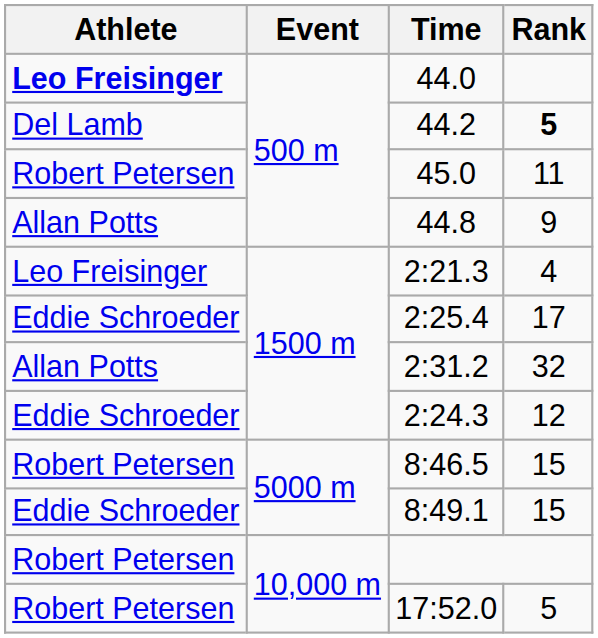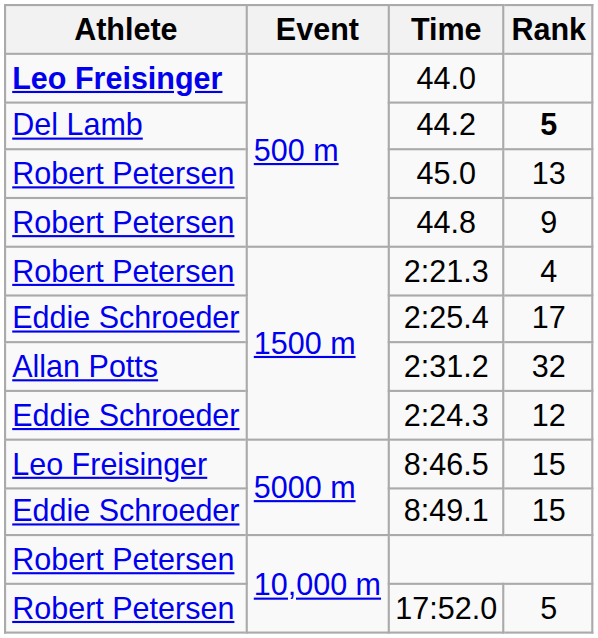(549, 174) 11 -> (549, 174) 13
(85, 222) Allan Potts -> (123, 222) Robert Petersen
(110, 271) Leo Freisinger -> (123, 271) Robert Petersen
(123, 464) Robert Petersen -> (110, 464) Leo Freisinger
